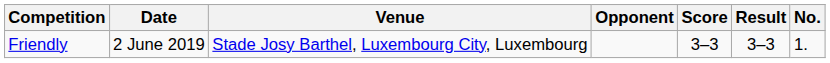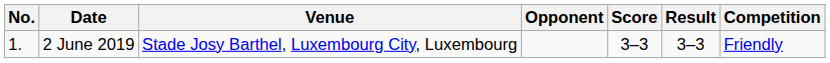columns swapped: (807, 17) <-> (57, 17)
